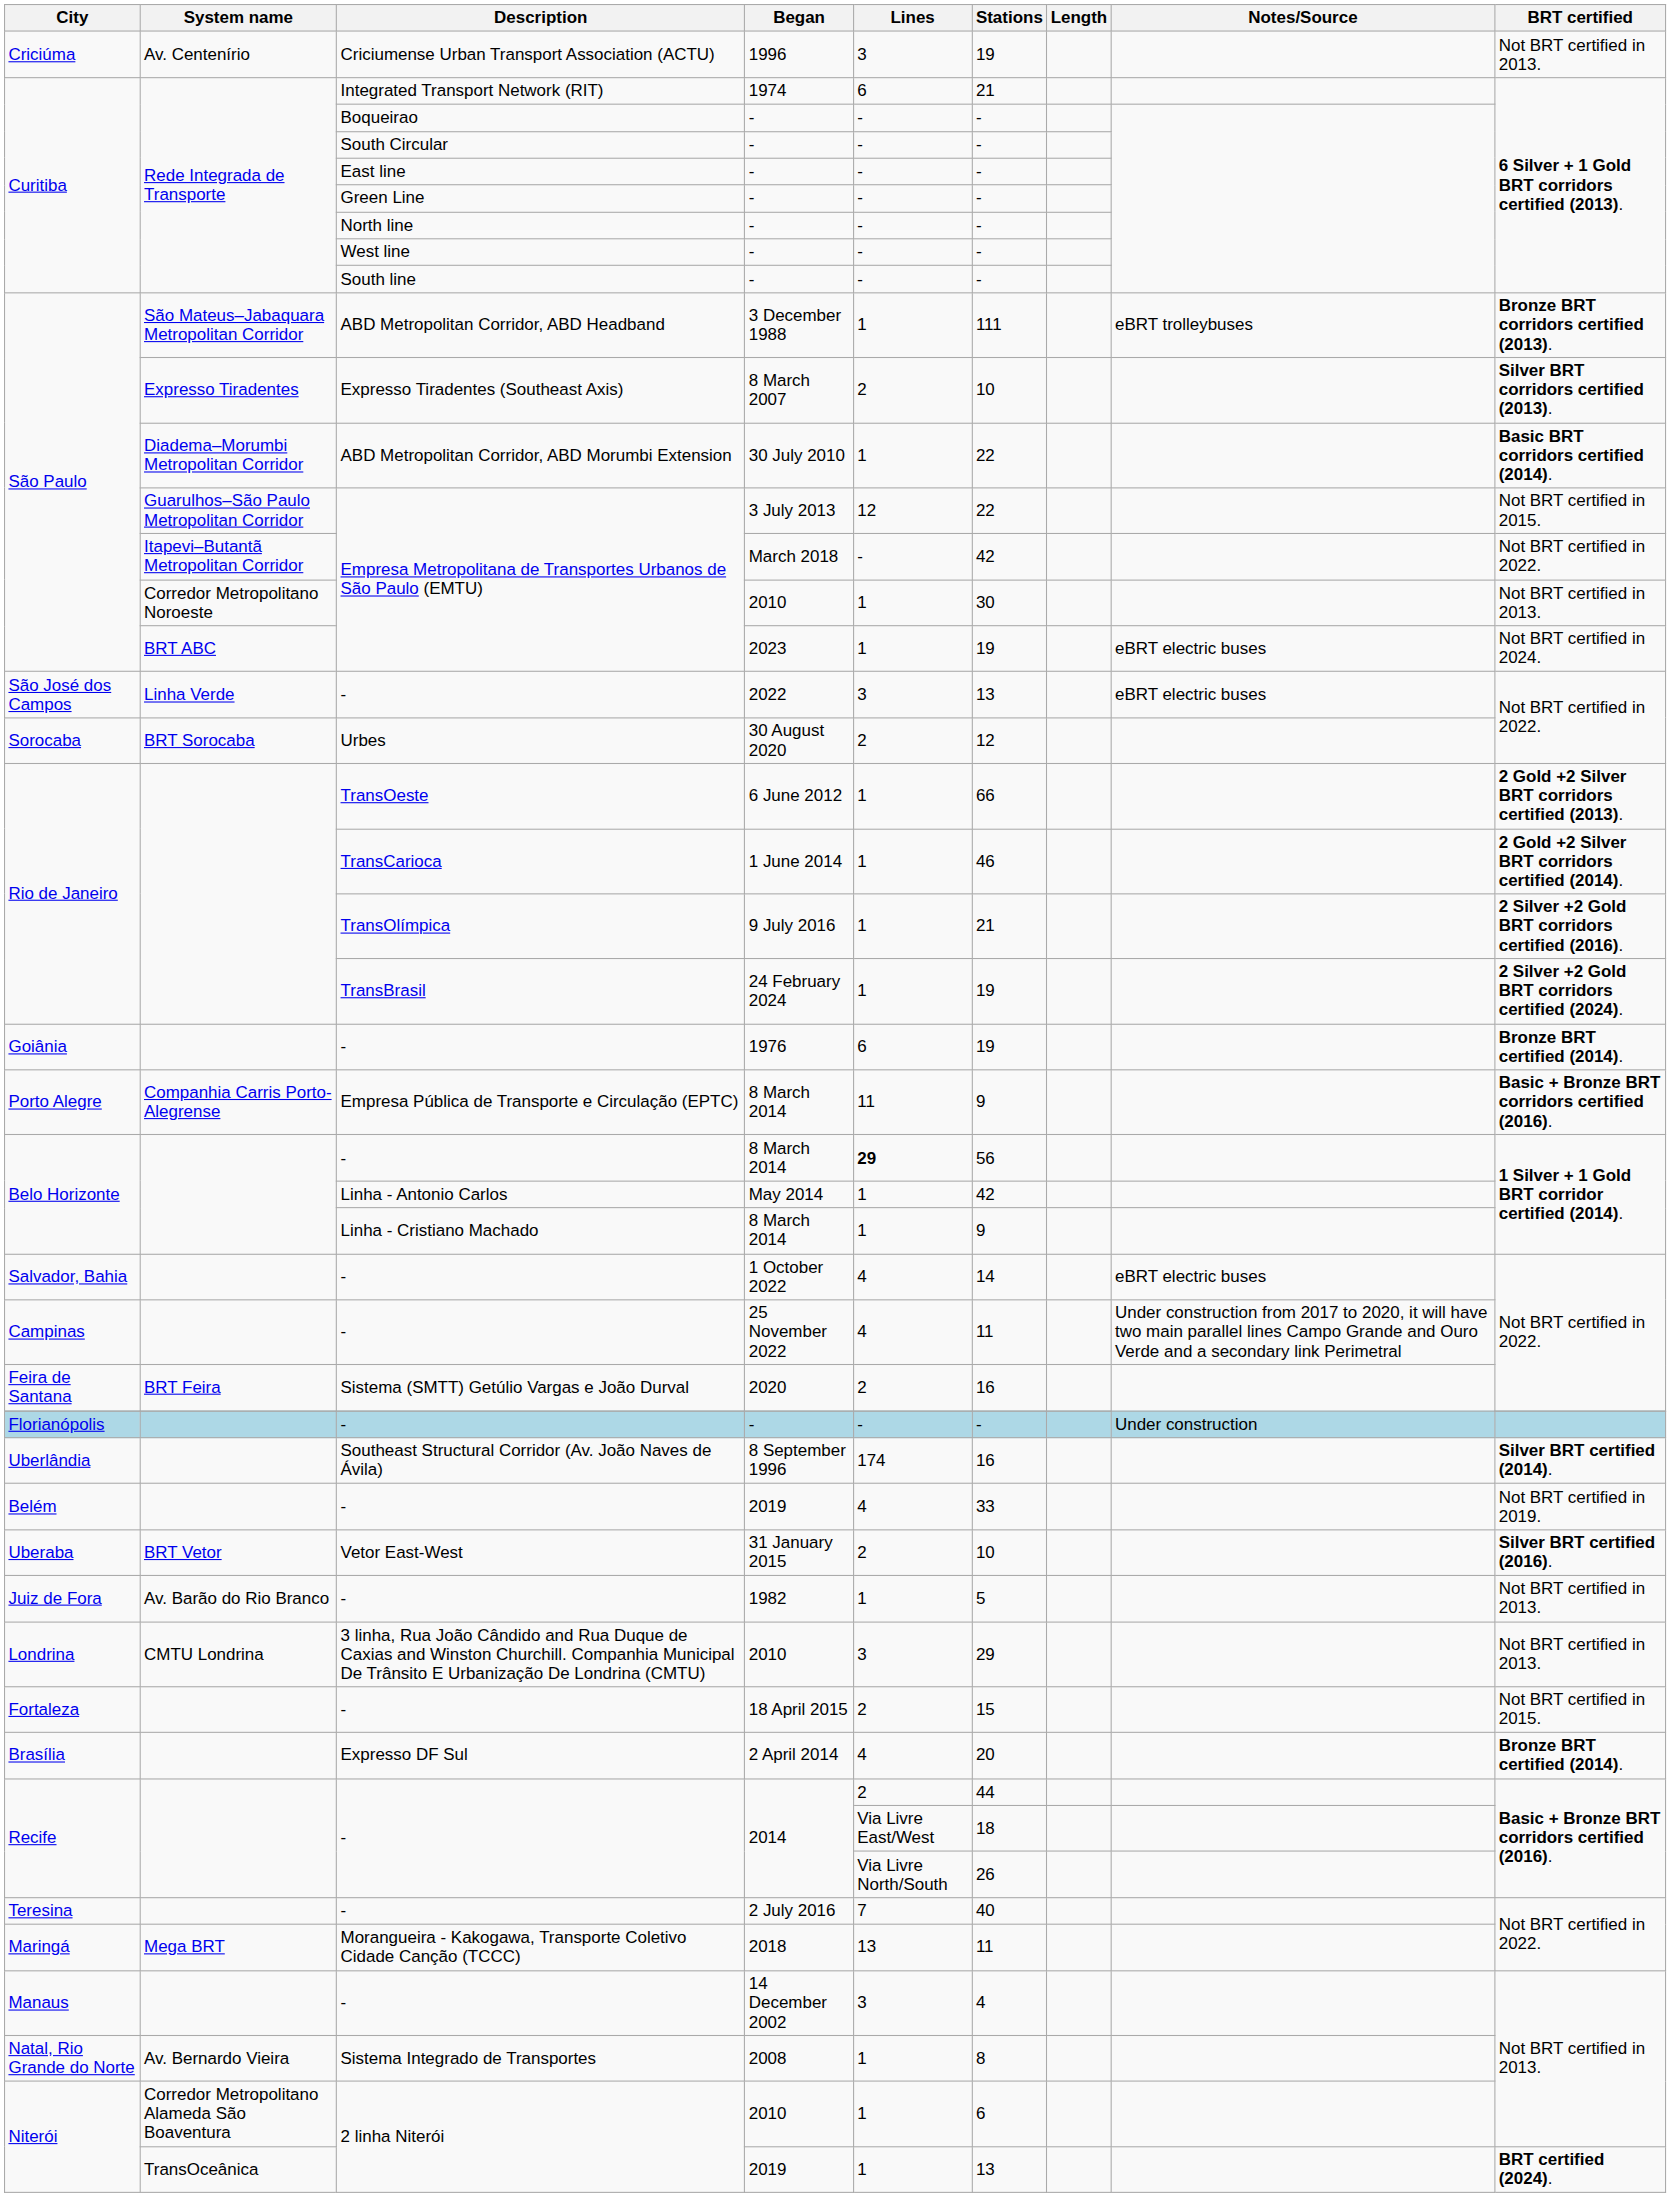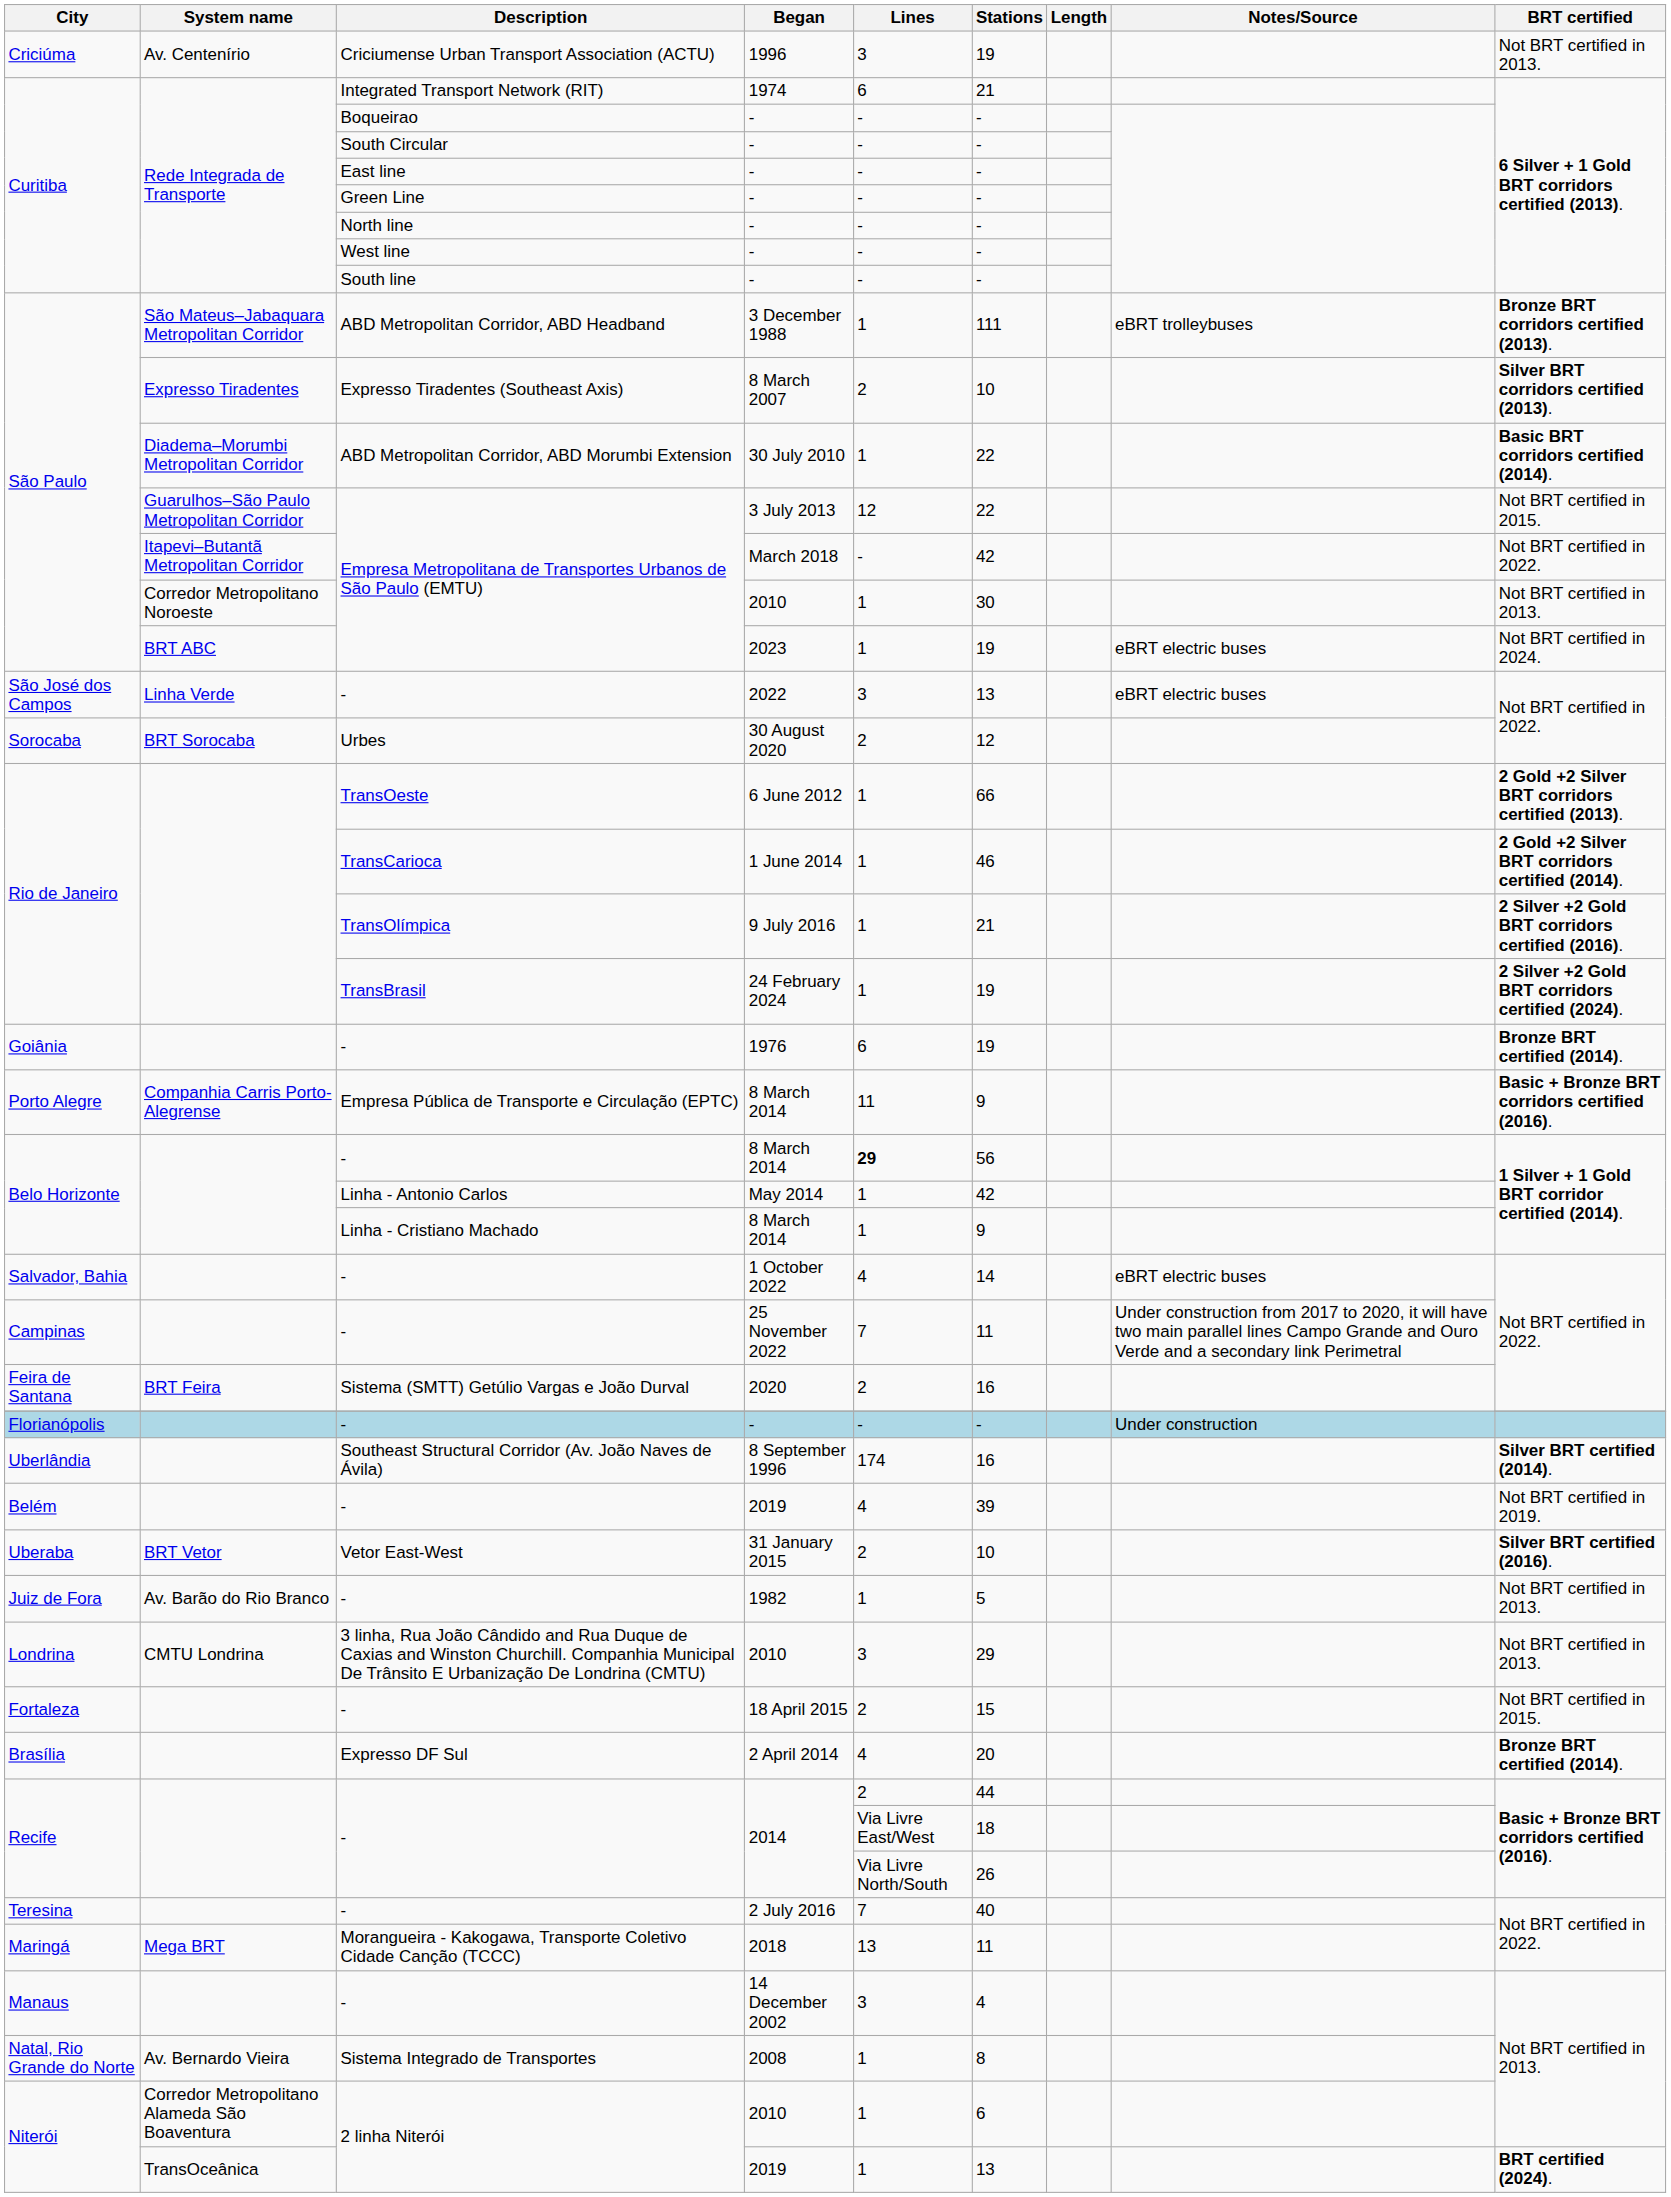(862, 1332) 4 -> (862, 1332) 7
(985, 1506) 33 -> (985, 1506) 39
